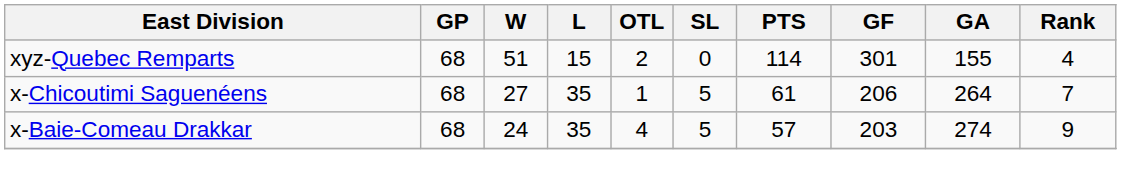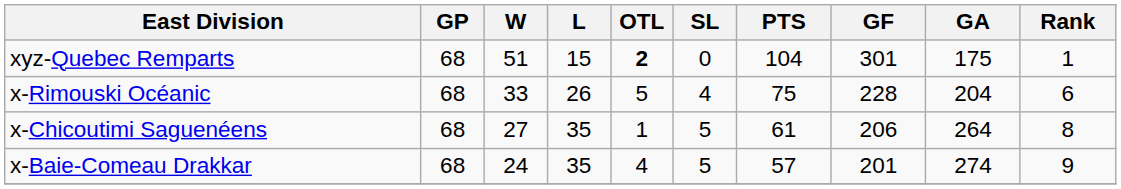(642, 58) normal -> (642, 58) bold
(784, 58) 114 -> (784, 58) 104
(973, 58) 155 -> (973, 58) 175
(1068, 58) 4 -> (1068, 58) 1
+ row: (110, 93)
(1068, 93) 7 -> (1068, 129) 8
(878, 129) 203 -> (878, 165) 201
